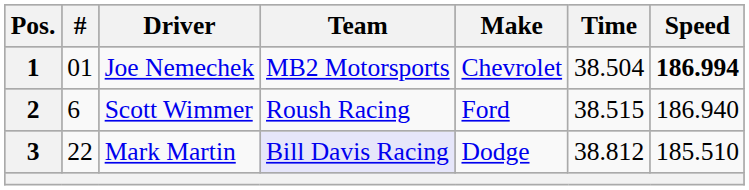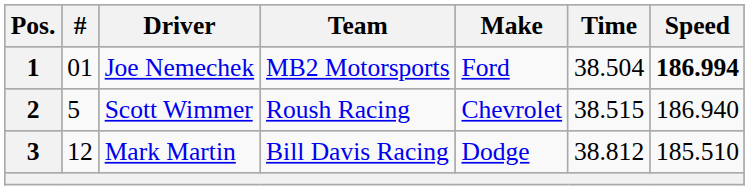(512, 67) Chevrolet -> (486, 67) Ford
(74, 109) 6 -> (74, 109) 5
(486, 109) Ford -> (512, 109) Chevrolet
(80, 152) 22 -> (80, 152) 12
(357, 152) lavender background -> (357, 152) no background
